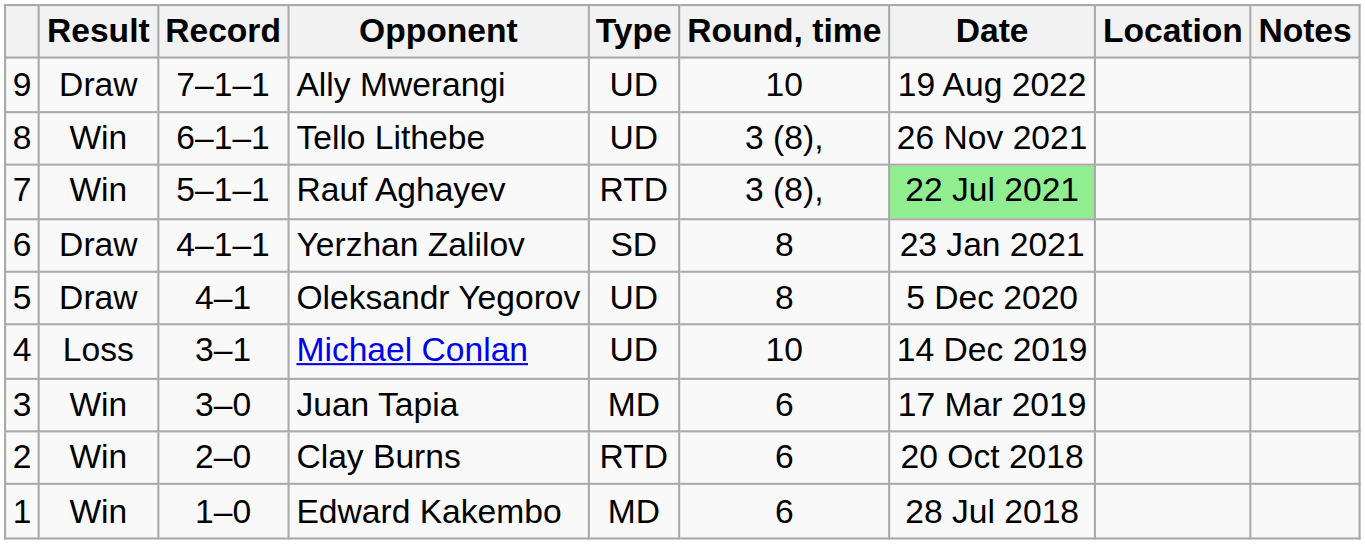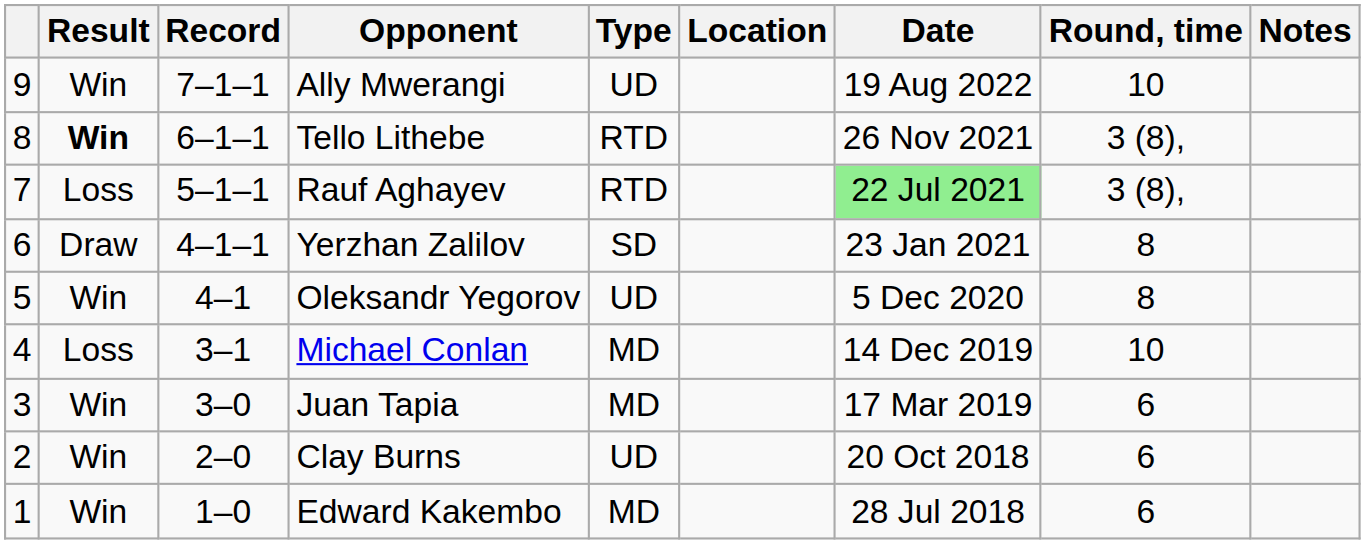columns swapped: (784, 31) <-> (1173, 31)
(98, 84) Draw -> (98, 84) Win
(98, 137) normal -> (98, 137) bold
(634, 137) UD -> (634, 137) RTD
(98, 191) Win -> (98, 191) Loss
(98, 297) Draw -> (98, 297) Win
(634, 350) UD -> (634, 350) MD
(634, 457) RTD -> (634, 457) UD
